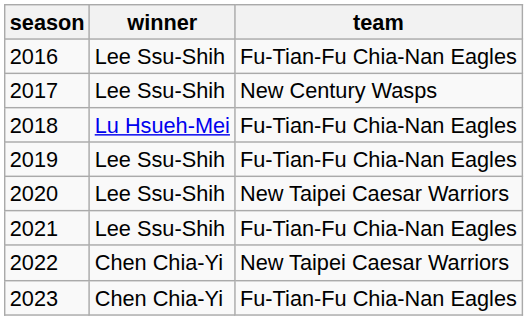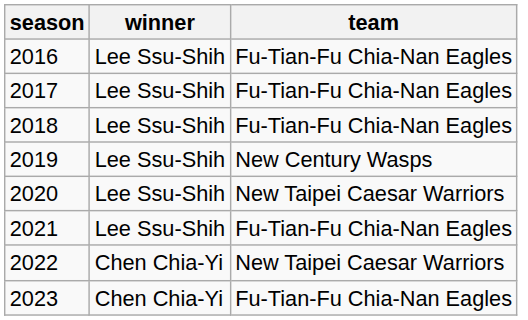(339, 91) New Century Wasps -> (374, 91) Fu-Tian-Fu Chia-Nan Eagles
(162, 125) Lu Hsueh-Mei -> (160, 125) Lee Ssu-Shih
(378, 160) Fu-Tian-Fu Chia-Nan Eagles -> (334, 160) New Century Wasps
